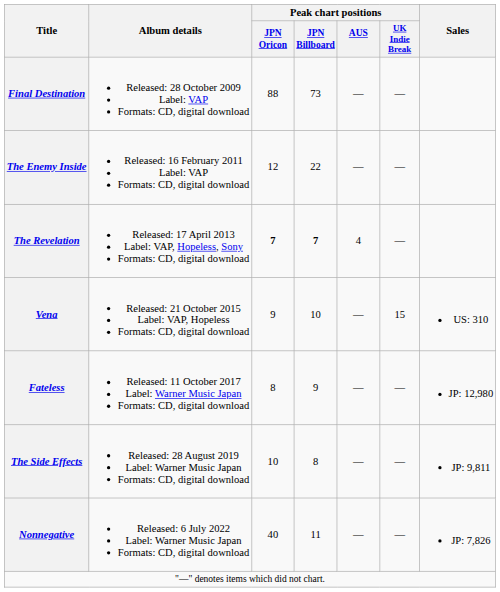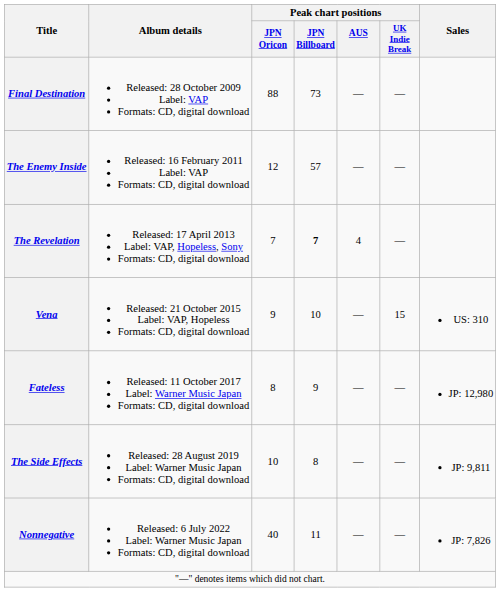(316, 167) 22 -> (316, 167) 57
(273, 240) bold -> (273, 240) normal
